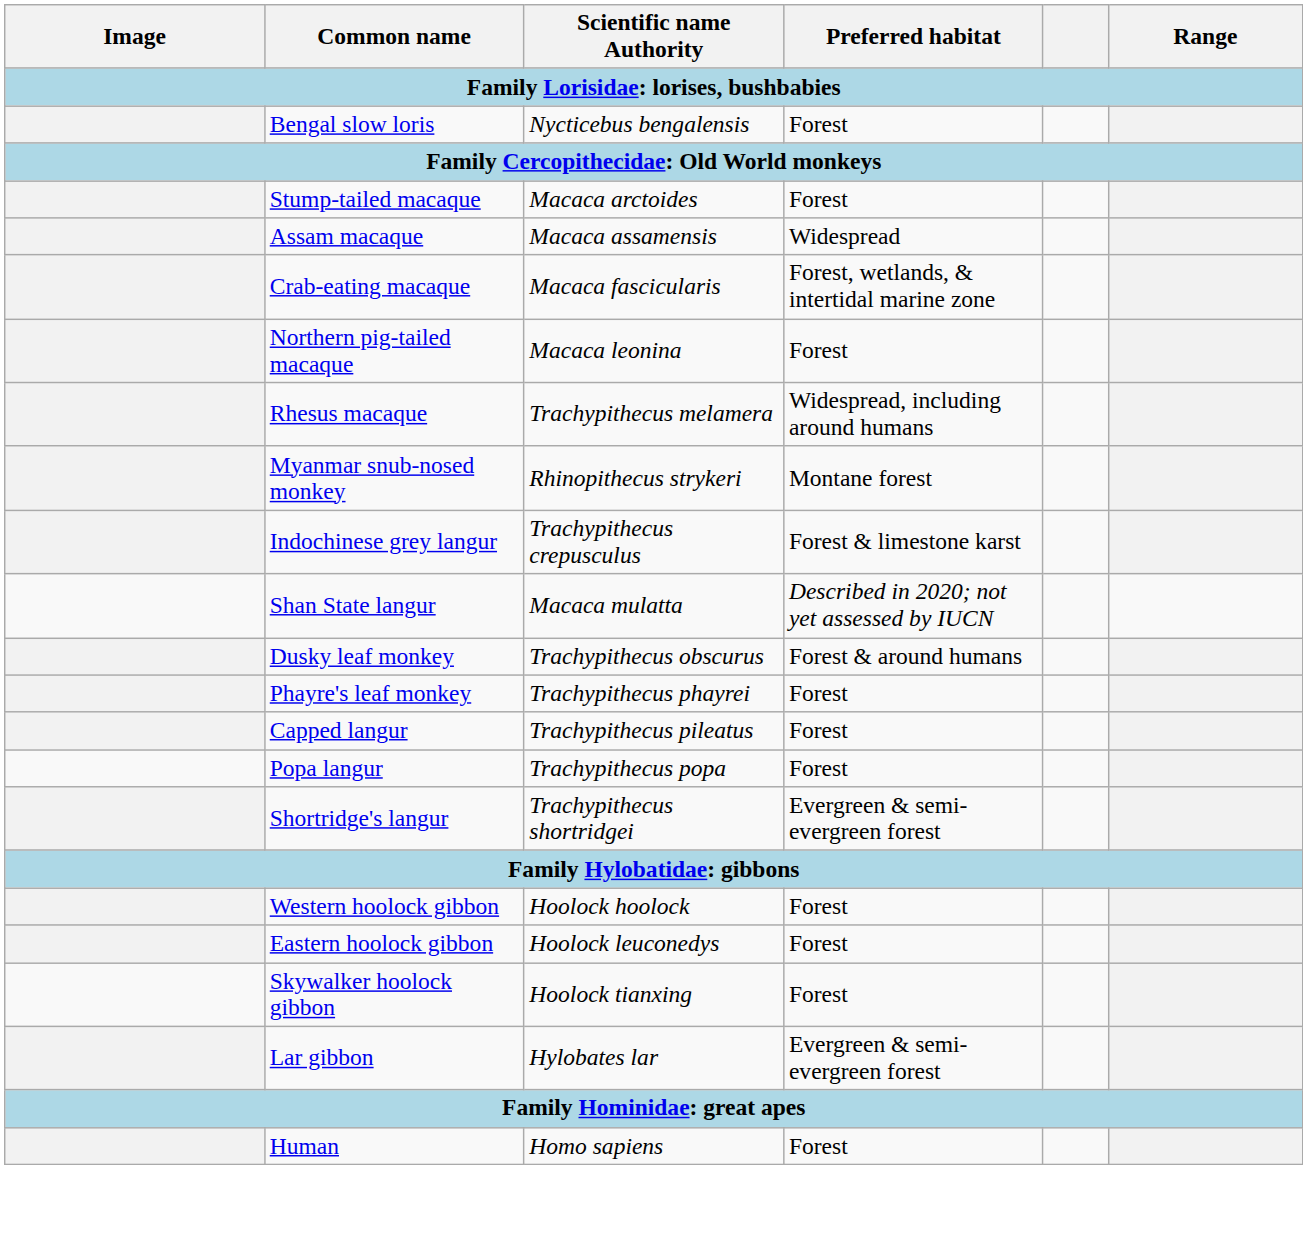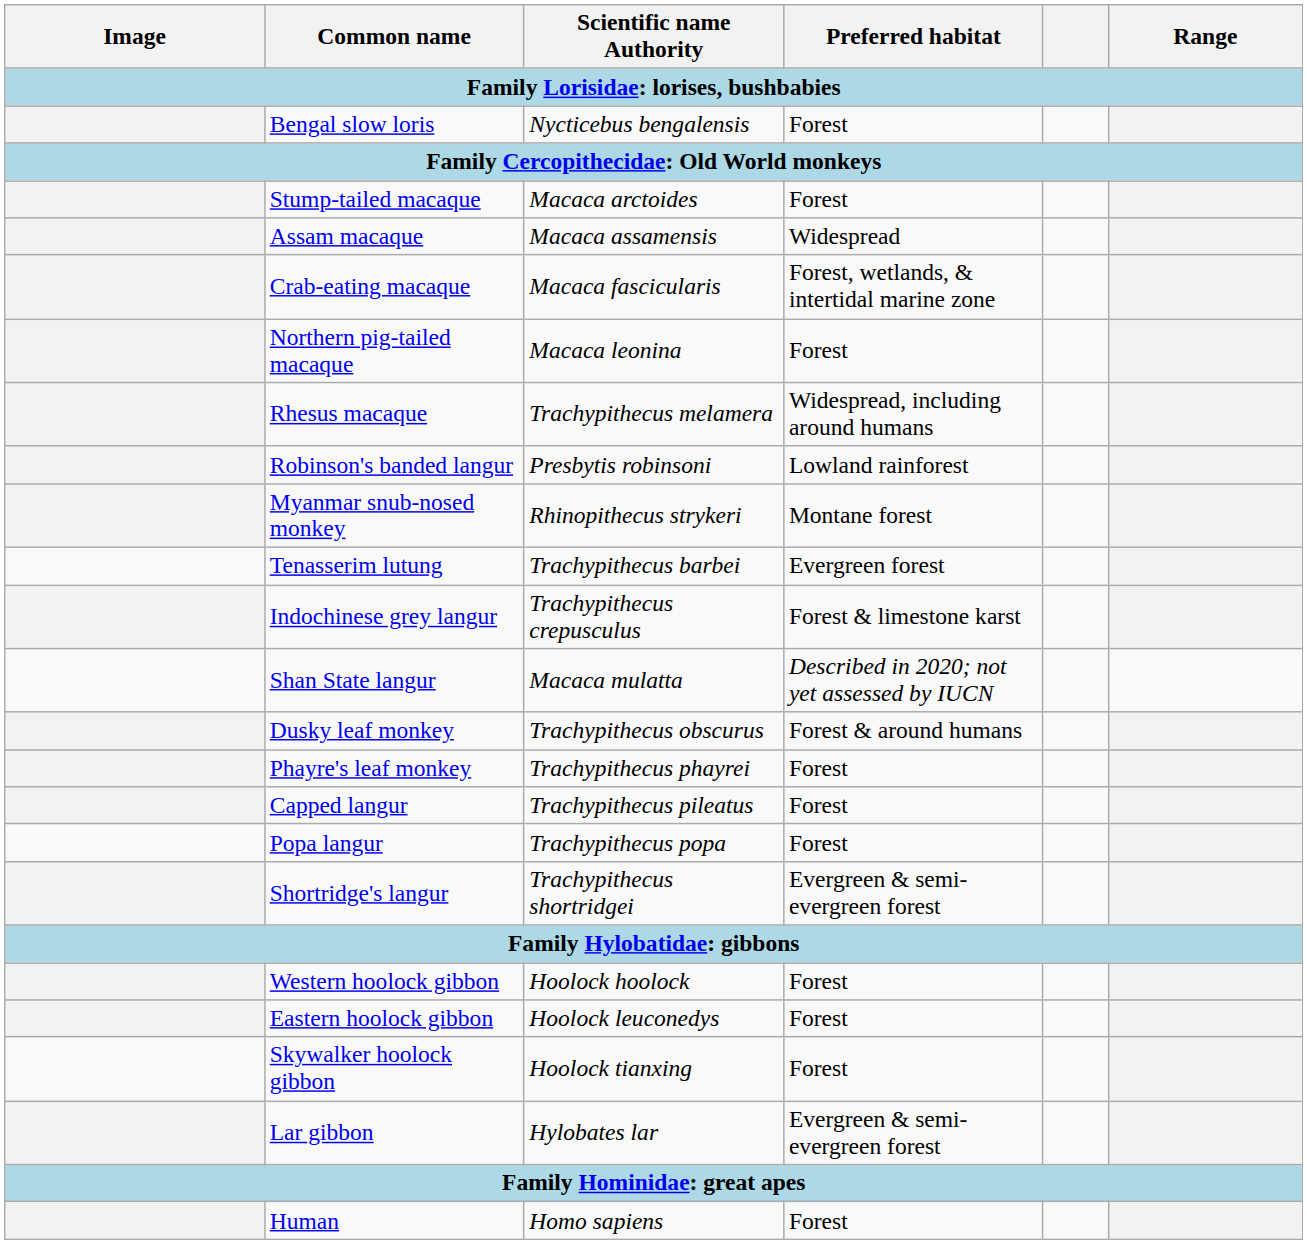+ row: (391, 464)
+ row: (356, 565)
